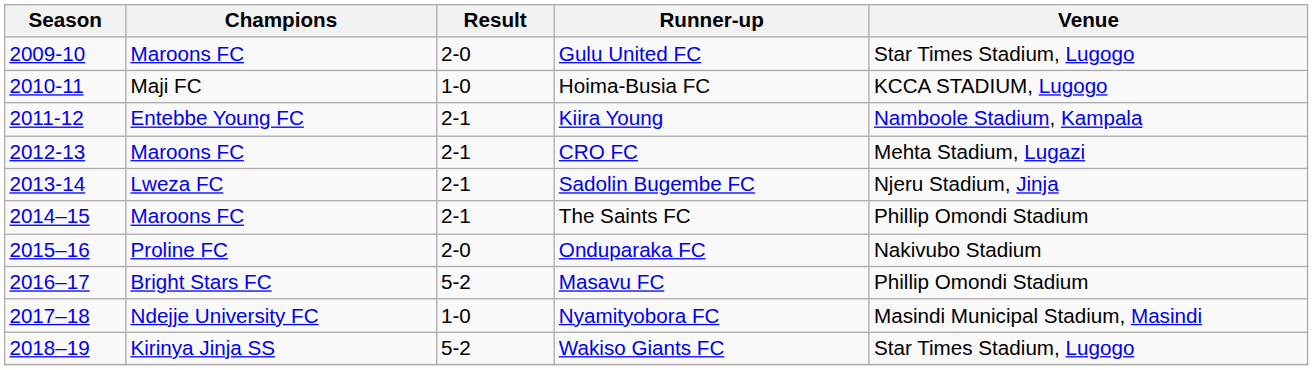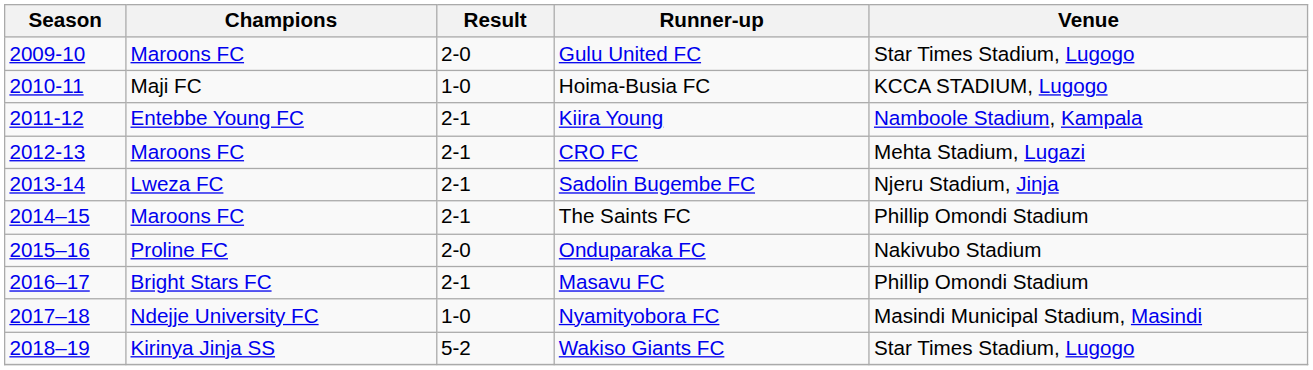(456, 282) 5-2 -> (456, 282) 2-1
